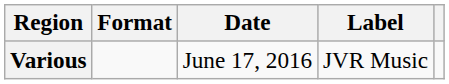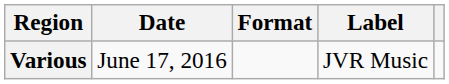columns swapped: (247, 22) <-> (135, 22)
